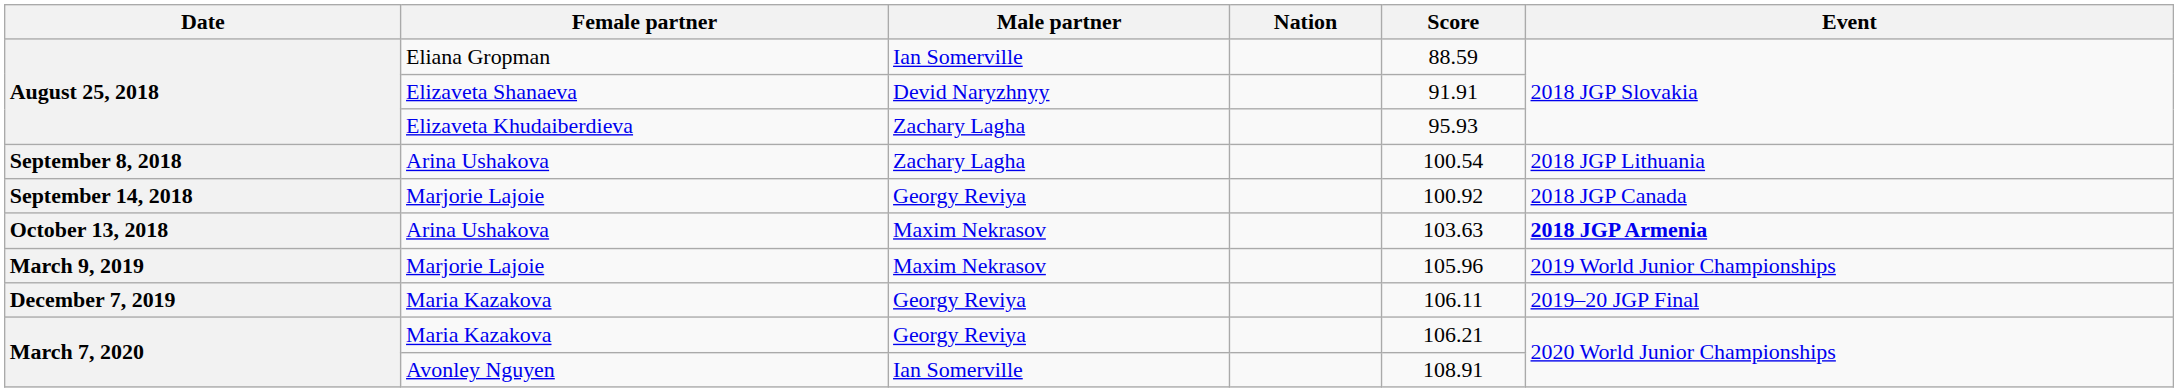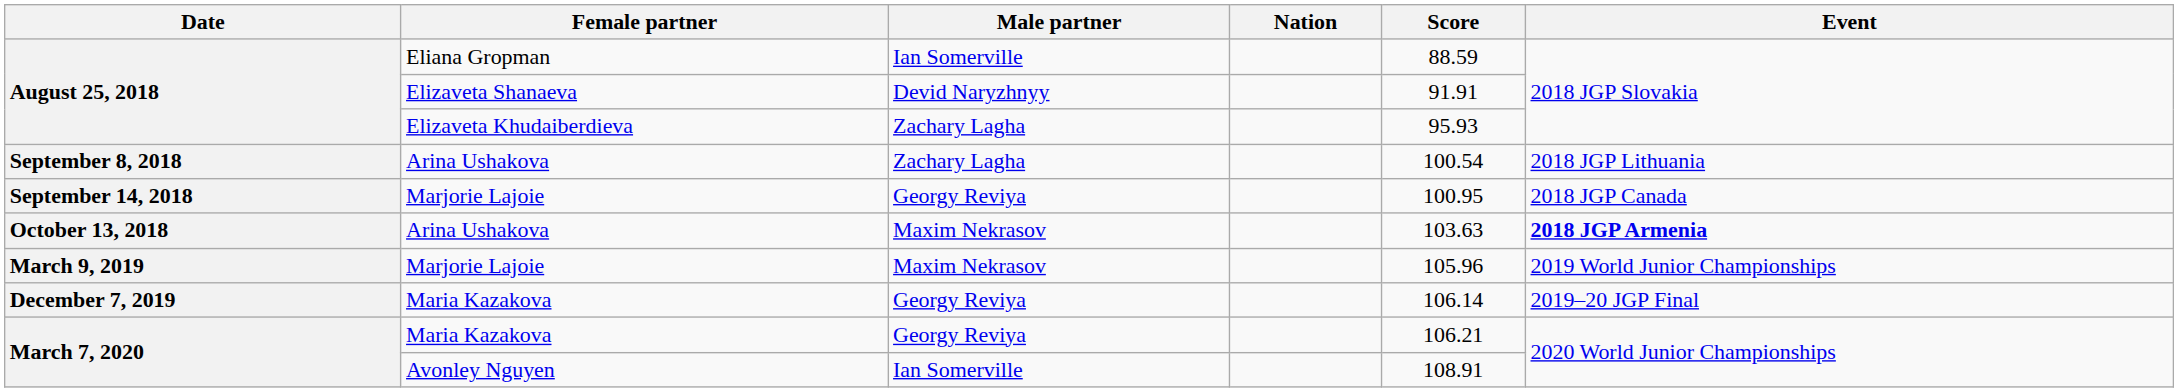(1453, 195) 100.92 -> (1453, 195) 100.95
(1453, 299) 106.11 -> (1453, 299) 106.14
